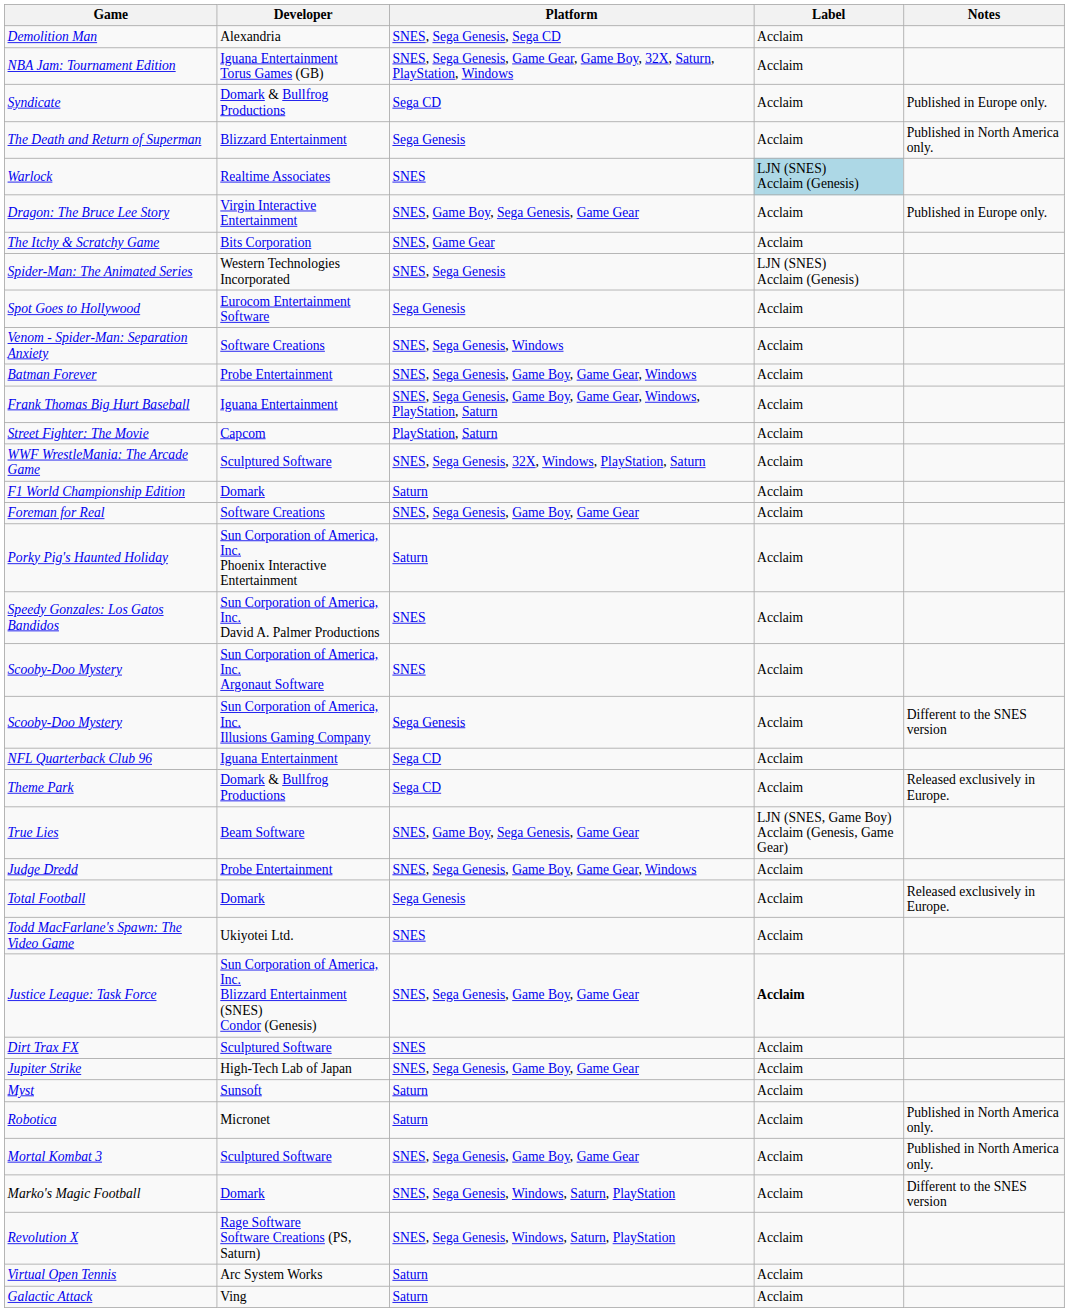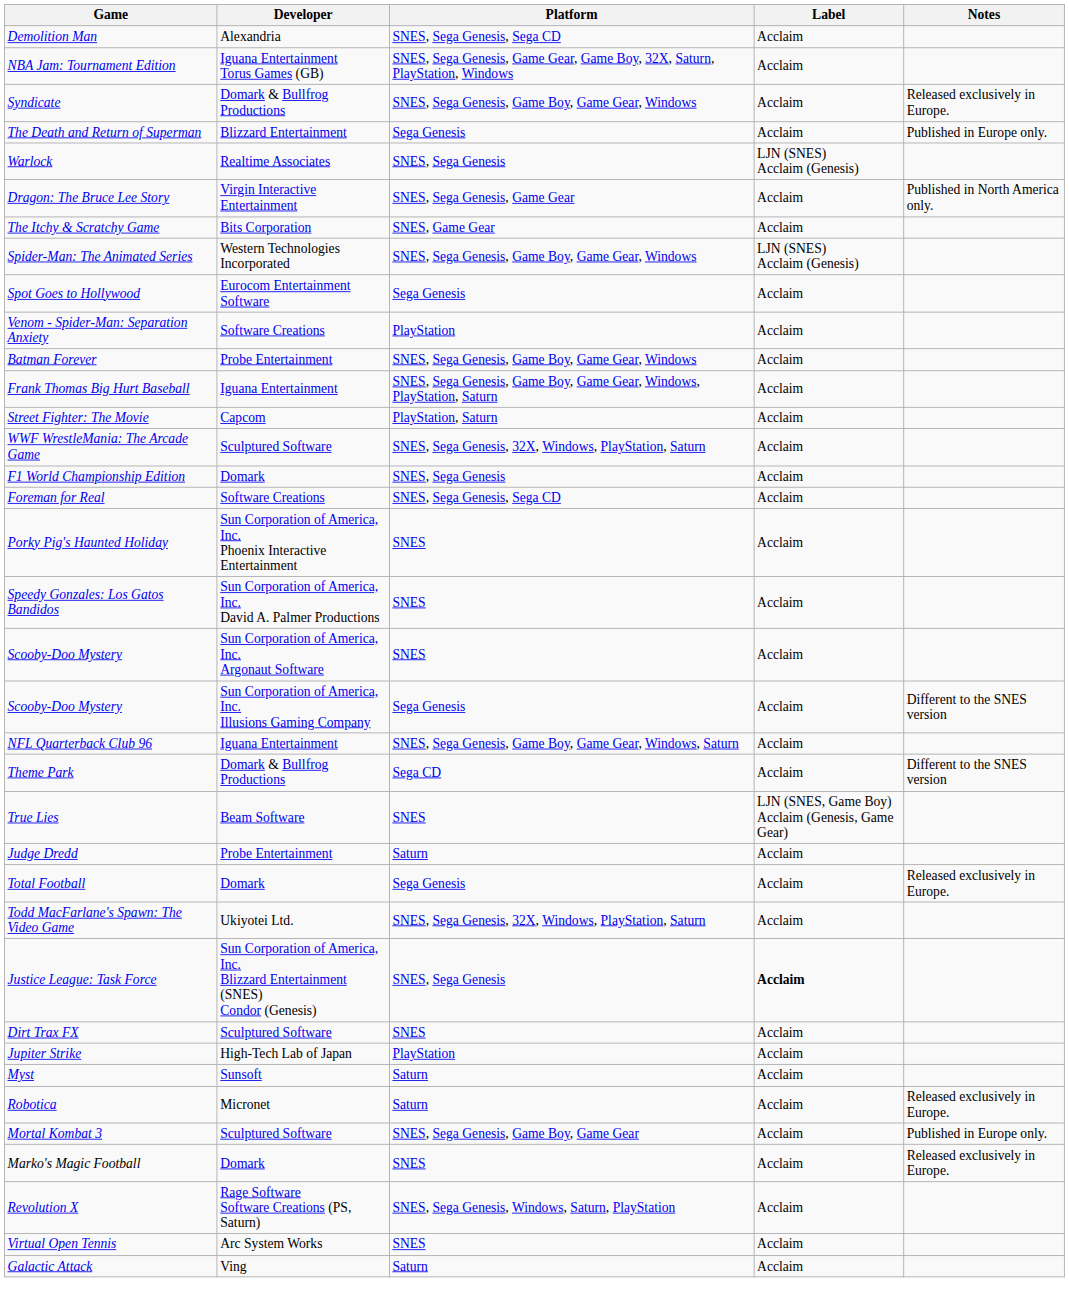(417, 102) Sega CD -> (544, 102) SNES, Sega Genesis, Game Boy, Game Gear, Windows
(977, 102) Published in Europe only. -> (971, 102) Released exclusively in Europe.
(983, 139) Published in North America only. -> (977, 132) Published in Europe only.
(409, 176) SNES -> (449, 161) SNES, Sega Genesis
(808, 176) lightblue background -> (808, 161) no background
(516, 213) SNES, Game Boy, Sega Genesis, Game Gear -> (483, 198) SNES, Sega Genesis, Game Gear
(977, 213) Published in Europe only. -> (983, 198) Published in North America only.
(449, 271) SNES, Sega Genesis -> (544, 256) SNES, Sega Genesis, Game Boy, Game Gear, Windows
(478, 345) SNES, Sega Genesis, Windows -> (424, 330) PlayStation
(410, 491) Saturn -> (449, 476) SNES, Sega Genesis
(516, 513) SNES, Sega Genesis, Game Boy, Game Gear -> (477, 498) SNES, Sega Genesis, Sega CD
(410, 557) Saturn -> (409, 542) SNES
(417, 758) Sega CD -> (566, 743) SNES, Sega Genesis, Game Boy, Game Gear, Windows, Saturn
(971, 788) Released exclusively in Europe. -> (967, 772) Different to the SNES version
(516, 832) SNES, Game Boy, Sega Genesis, Game Gear -> (409, 817) SNES
(544, 869) SNES, Sega Genesis, Game Boy, Game Gear, Windows -> (410, 854) Saturn
(409, 935) SNES -> (549, 920) SNES, Sega Genesis, 32X, Windows, PlayStation, Saturn
(516, 995) SNES, Sega Genesis, Game Boy, Game Gear -> (449, 980) SNES, Sega Genesis
(516, 1069) SNES, Sega Genesis, Game Boy, Game Gear -> (424, 1053) PlayStation
(983, 1119) Published in North America only. -> (971, 1104) Released exclusively in Europe.
(983, 1156) Published in North America only. -> (977, 1133) Published in Europe only.
(534, 1193) SNES, Sega Genesis, Windows, Saturn, PlayStation -> (409, 1163) SNES
(967, 1193) Different to the SNES version -> (971, 1163) Released exclusively in Europe.
(410, 1275) Saturn -> (409, 1244) SNES
